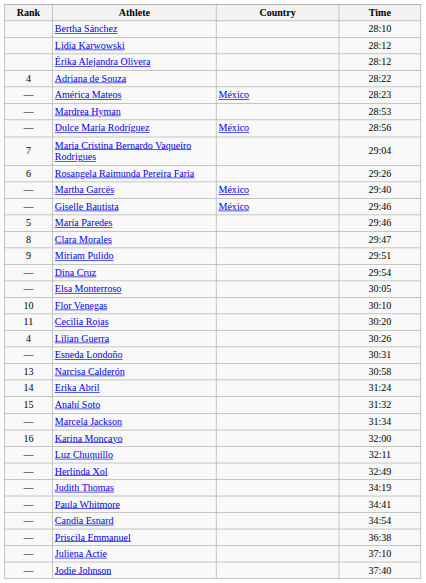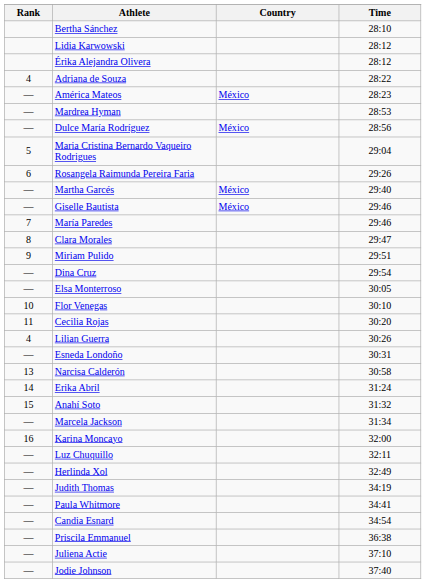(28, 151) 7 -> (28, 151) 5
(28, 223) 5 -> (28, 223) 7
